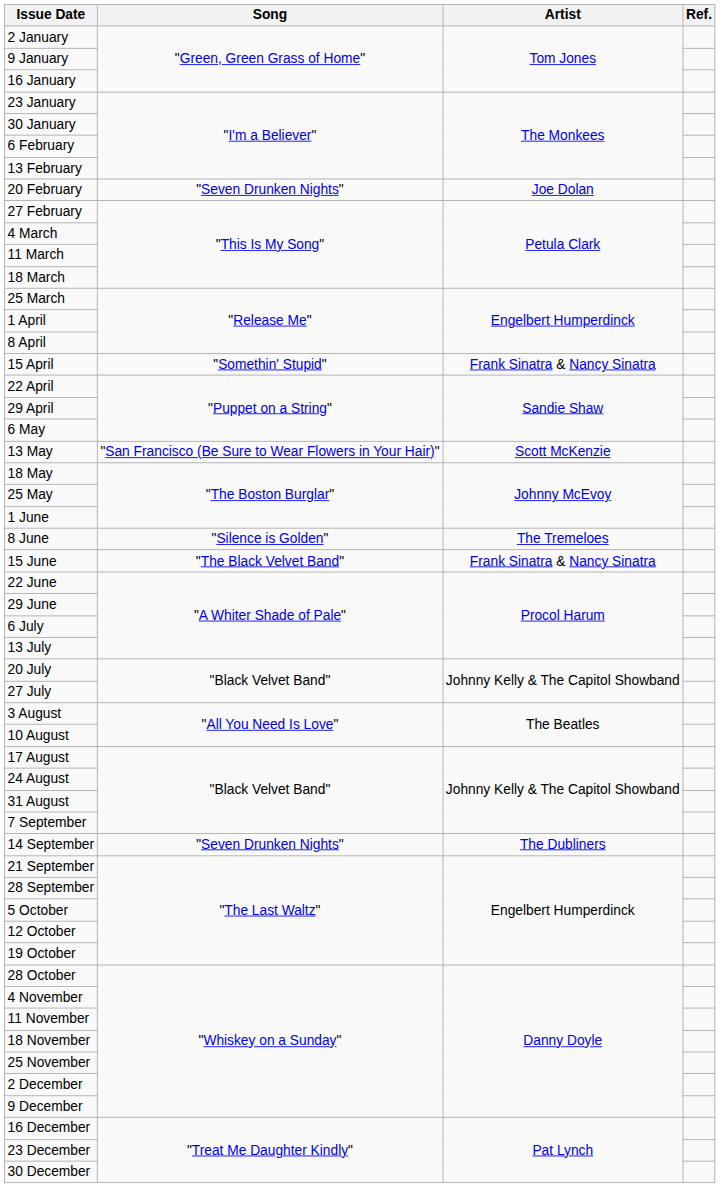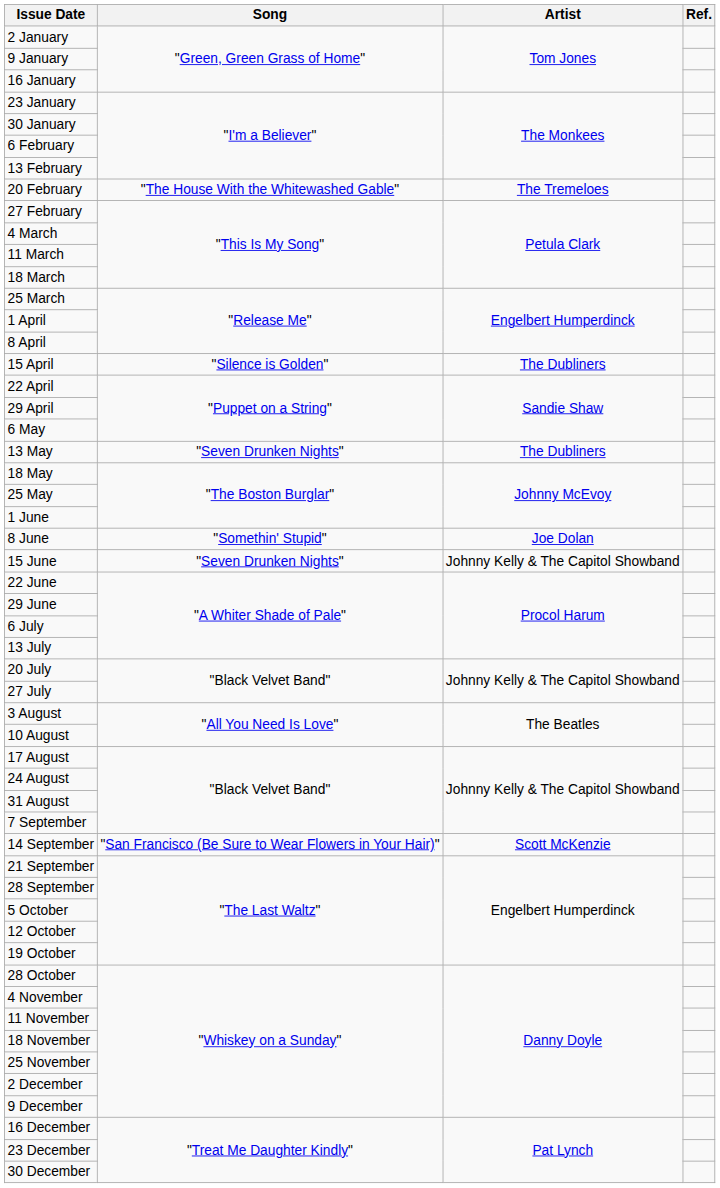(270, 189) "Seven Drunken Nights" -> (270, 189) "The House With the Whitewashed Gable"
(563, 189) Joe Dolan -> (563, 189) The Tremeloes
(270, 364) "Somethin' Stupid" -> (270, 364) "Silence is Golden"
(563, 364) Frank Sinatra & Nancy Sinatra -> (563, 364) The Dubliners
(270, 451) "San Francisco (Be Sure to Wear Flowers in Your Hair)" -> (270, 451) "Seven Drunken Nights"
(563, 451) Scott McKenzie -> (563, 451) The Dubliners
(270, 539) "Silence is Golden" -> (270, 539) "Somethin' Stupid"
(563, 539) The Tremeloes -> (563, 539) Joe Dolan
(270, 560) "The Black Velvet Band" -> (270, 560) "Seven Drunken Nights"
(563, 560) Frank Sinatra & Nancy Sinatra -> (563, 560) Johnny Kelly & The Capitol Showband
(270, 844) "Seven Drunken Nights" -> (270, 844) "San Francisco (Be Sure to Wear Flowers in Your Hair)"
(563, 844) The Dubliners -> (563, 844) Scott McKenzie
